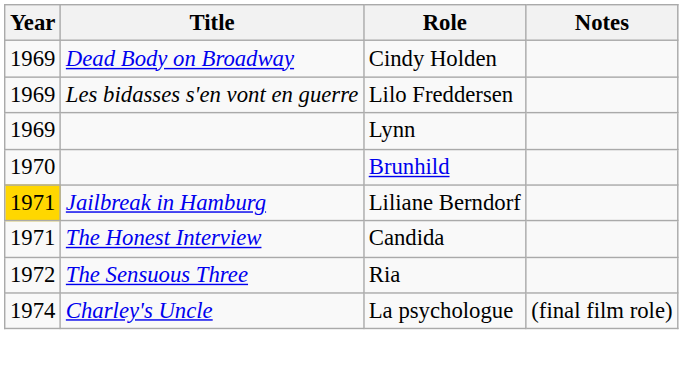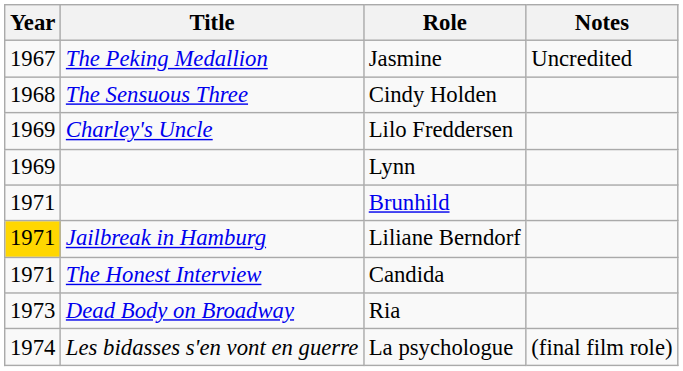+ row: (405, 58)
(33, 58) 1969 -> (33, 94) 1968
(180, 58) Dead Body on Broadway -> (157, 94) The Sensuous Three
(212, 94) Les bidasses s'en vont en guerre -> (139, 130) Charley's Uncle
(33, 166) 1970 -> (33, 202) 1971
(33, 274) 1972 -> (33, 310) 1973
(157, 274) The Sensuous Three -> (180, 310) Dead Body on Broadway
(139, 310) Charley's Uncle -> (212, 346) Les bidasses s'en vont en guerre
